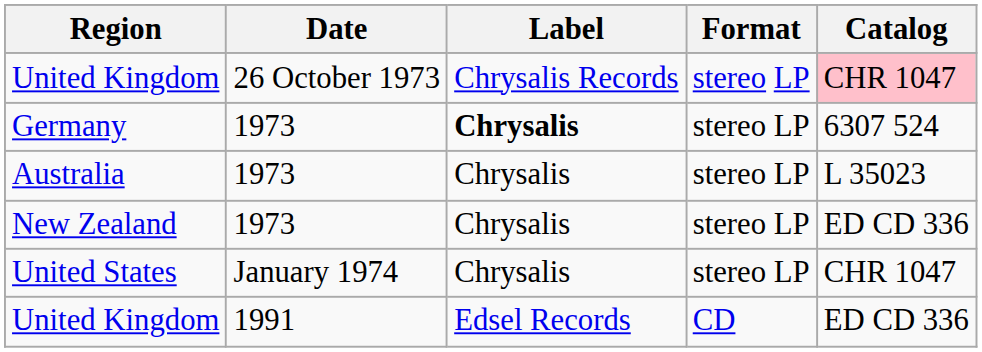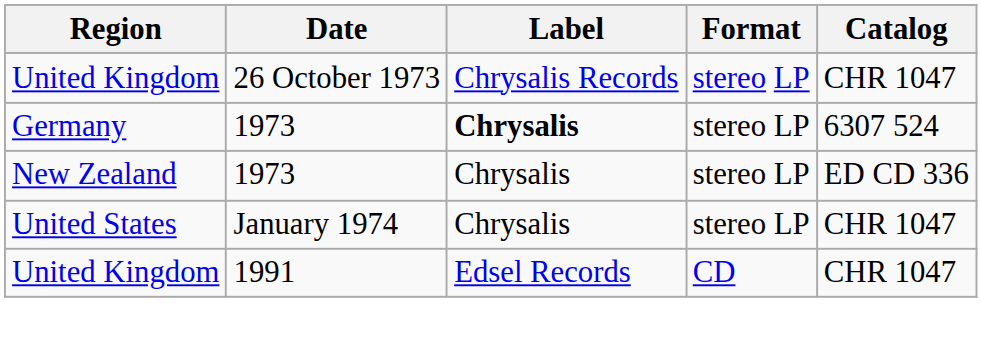(890, 77) pink background -> (890, 77) no background
- row: (68, 175)
(896, 321) ED CD 336 -> (890, 272) CHR 1047
